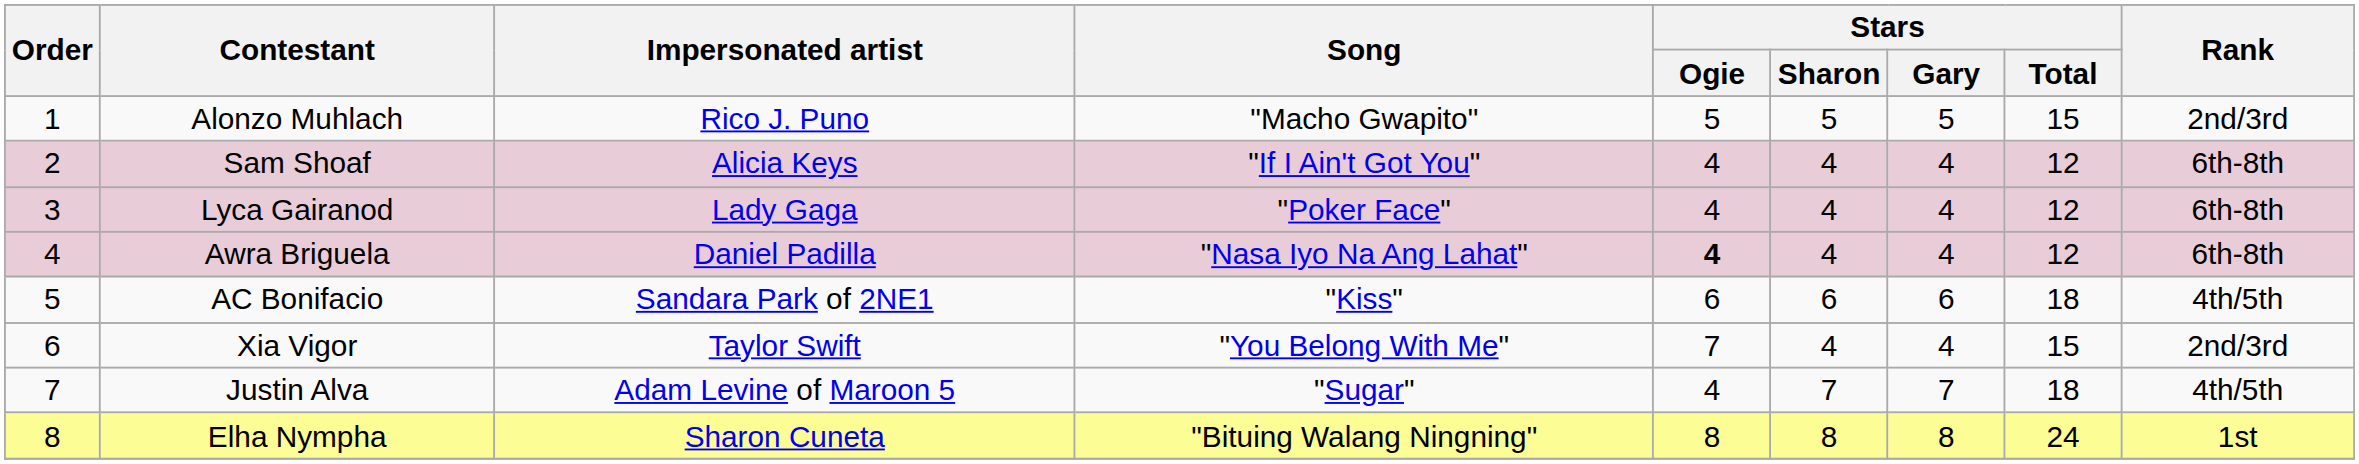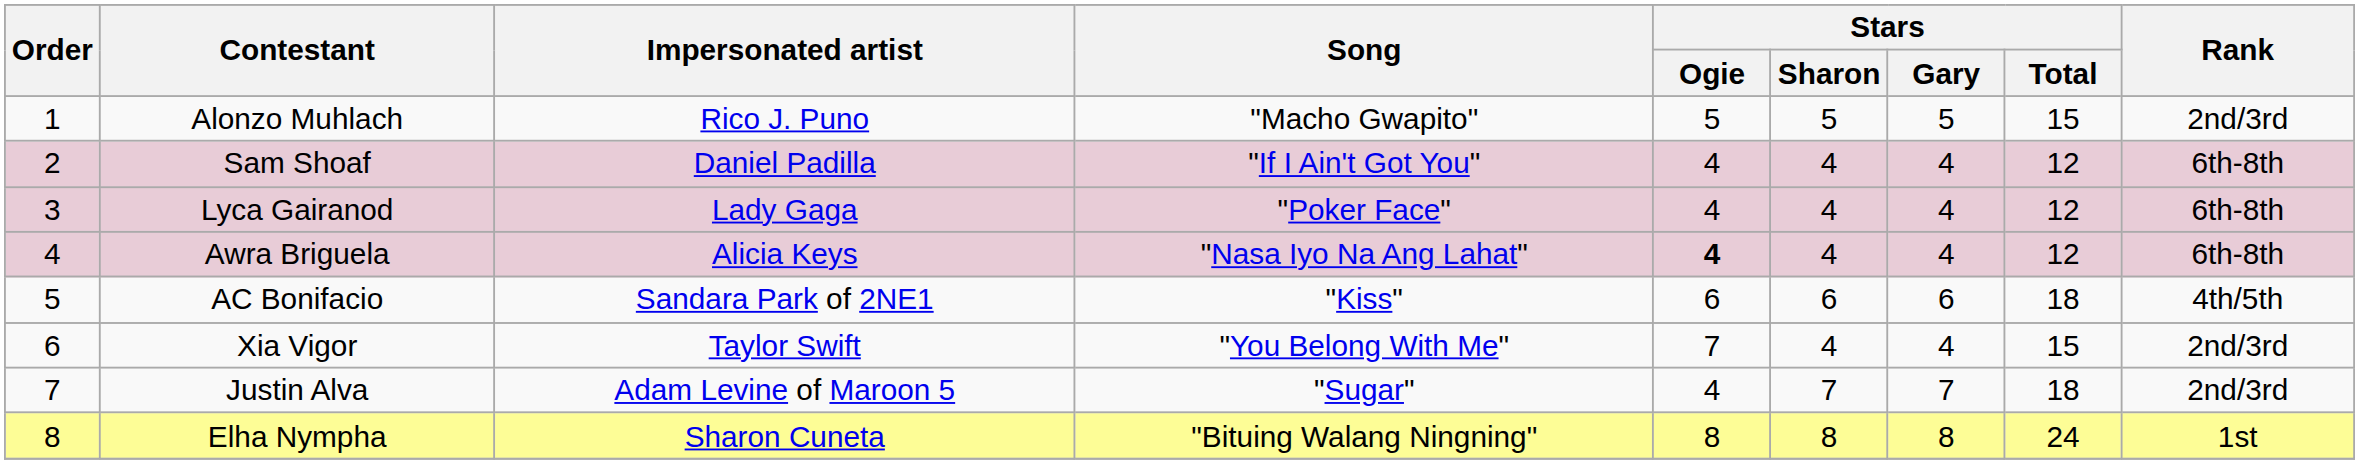(785, 164) Alicia Keys -> (785, 164) Daniel Padilla
(785, 254) Daniel Padilla -> (785, 254) Alicia Keys
(2238, 390) 4th/5th -> (2238, 390) 2nd/3rd
